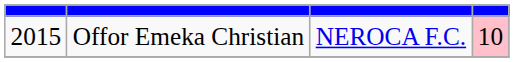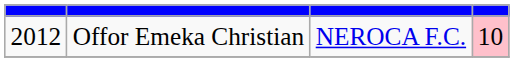(36, 36) 2015 -> (36, 36) 2012
